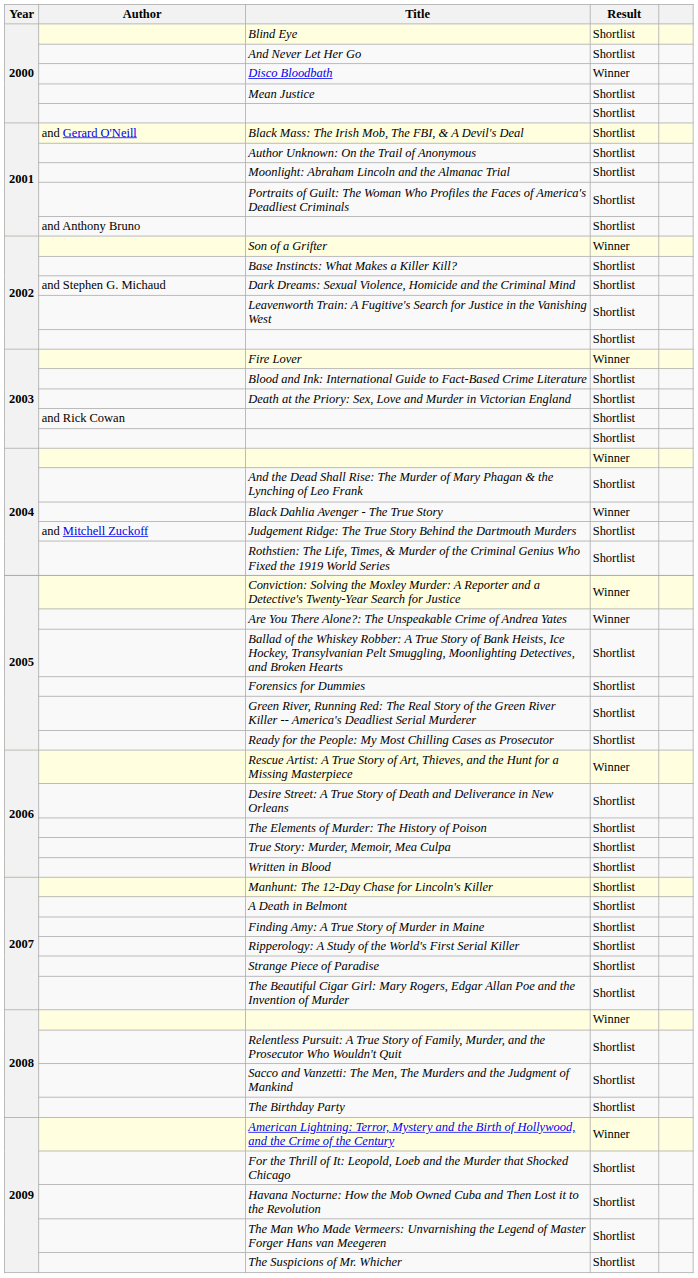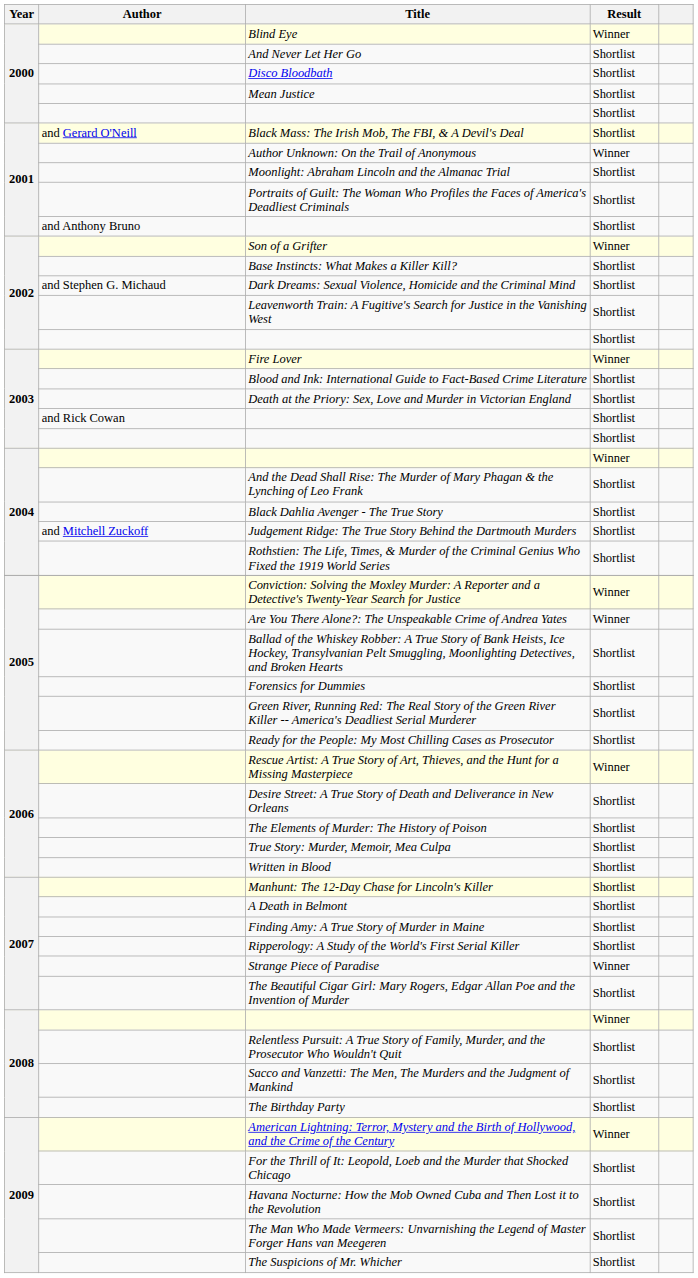(614, 34) Shortlist -> (611, 34) Winner
(611, 73) Winner -> (614, 73) Shortlist
(614, 152) Shortlist -> (611, 152) Winner
(611, 511) Winner -> (614, 511) Shortlist
(614, 966) Shortlist -> (611, 966) Winner
